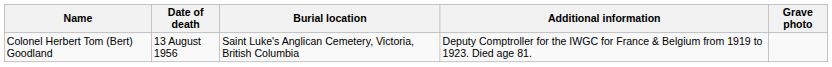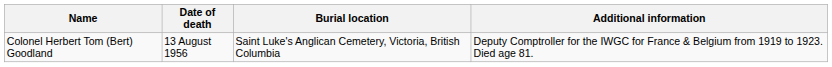- column: (798, 18)
